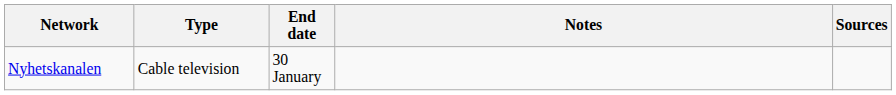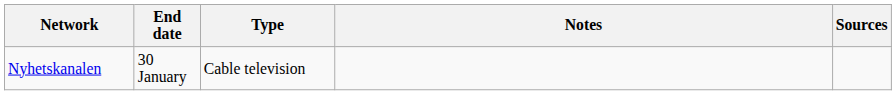columns swapped: (202, 25) <-> (302, 25)
